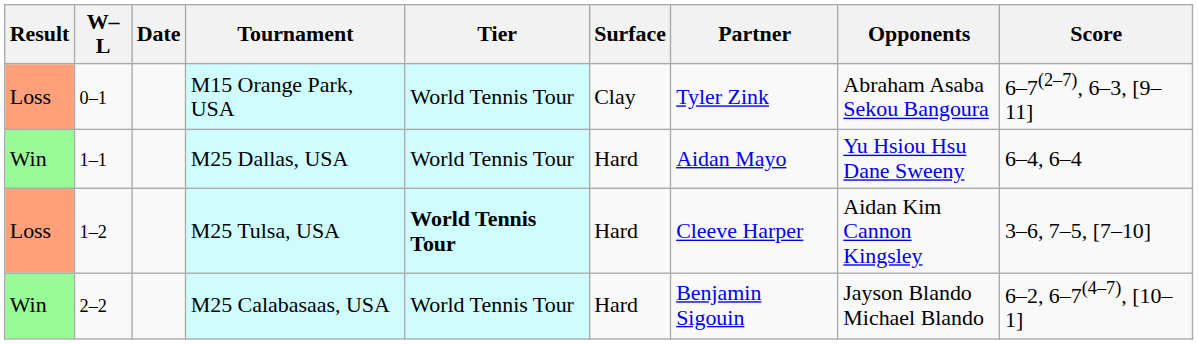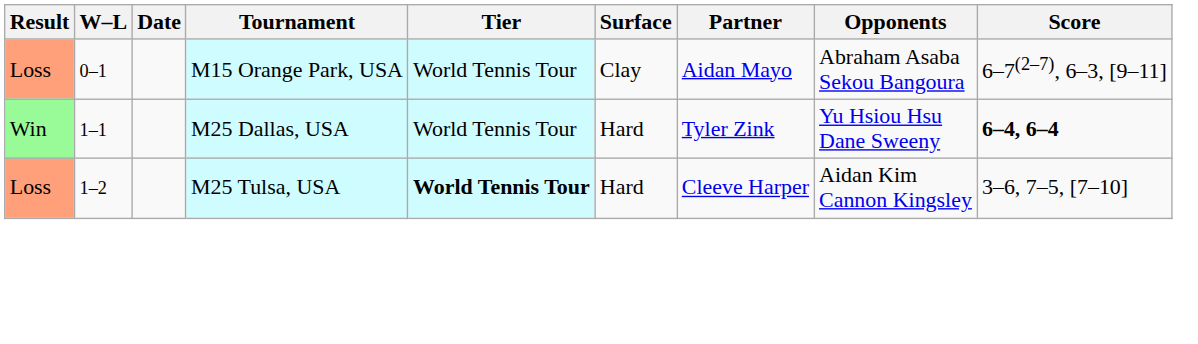(723, 96) Tyler Zink -> (737, 68) Aidan Mayo
(731, 158) Aidan Mayo -> (728, 128) Tyler Zink
(1043, 158) normal -> (1020, 128) bold
- row: (290, 305)
